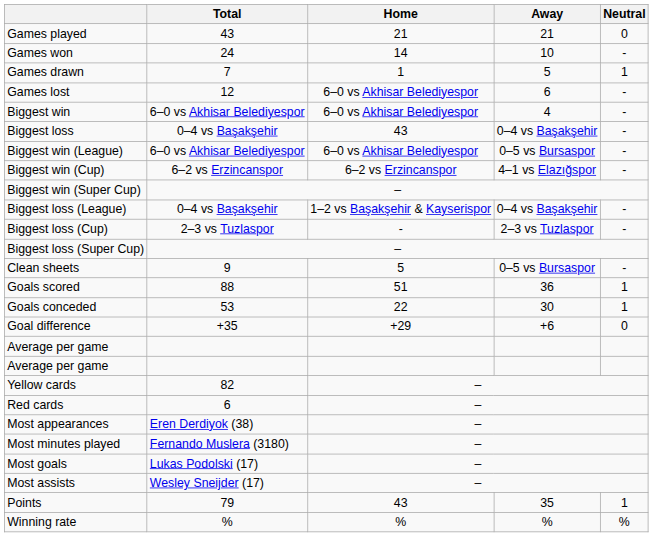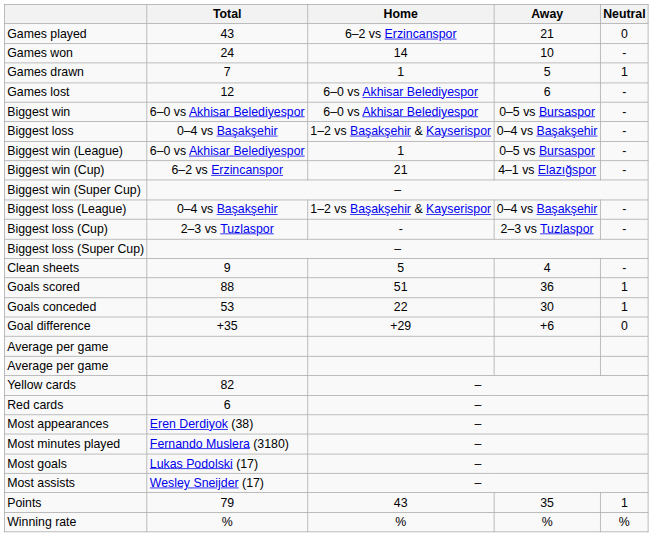(401, 33) 21 -> (401, 33) 6–2 vs Erzincanspor
(547, 111) 4 -> (547, 111) 0–5 vs Bursaspor
(401, 131) 43 -> (401, 131) 1–2 vs Başakşehir & Kayserispor
(401, 151) 6–0 vs Akhisar Belediyespor -> (401, 151) 1
(401, 170) 6–2 vs Erzincanspor -> (401, 170) 21
(547, 268) 0–5 vs Bursaspor -> (547, 268) 4
